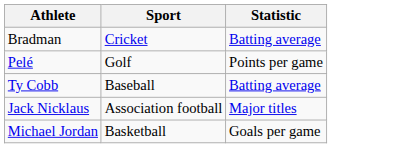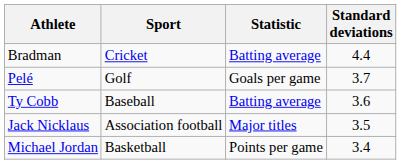+ column: (361, 24)
(276, 62) Points per game -> (275, 78) Goals per game
(275, 131) Goals per game -> (276, 147) Points per game
